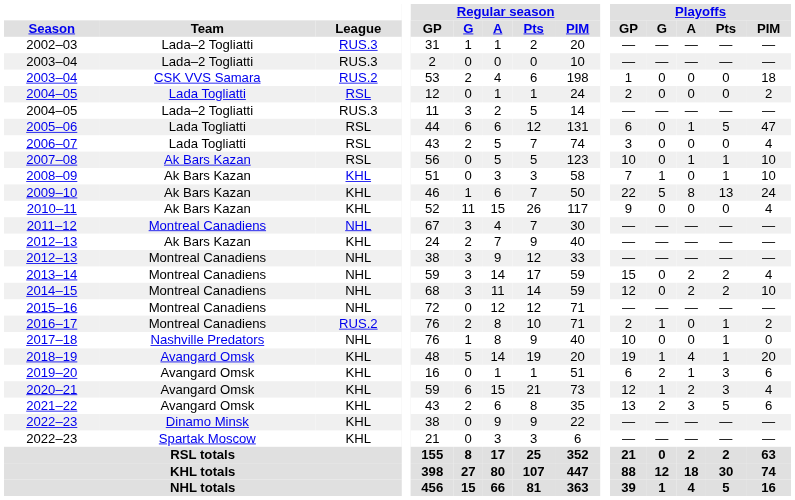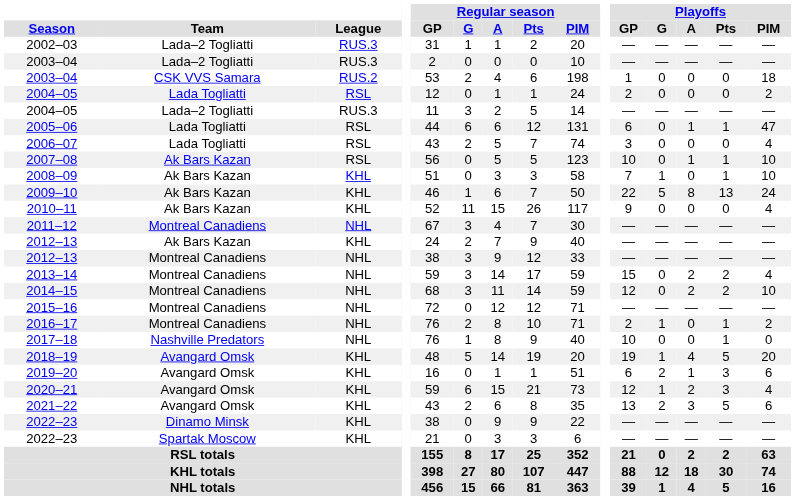(726, 127) 5 -> (726, 127) 1
(358, 323) RUS.2 -> (358, 323) NHL
(726, 356) 1 -> (726, 356) 5
